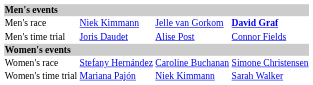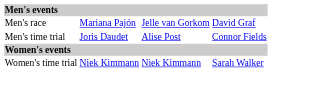(109, 23) Niek Kimmann -> (108, 23) Mariana Pajón
(255, 23) bold -> (234, 23) normal
- row: (32, 63)
(108, 76) Mariana Pajón -> (109, 63) Niek Kimmann
